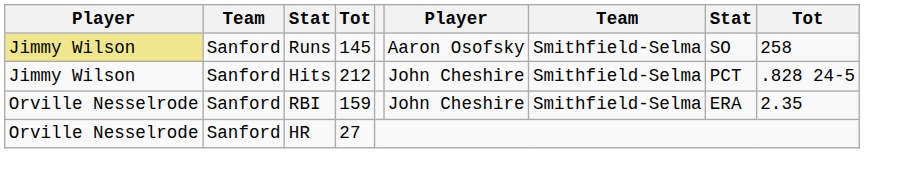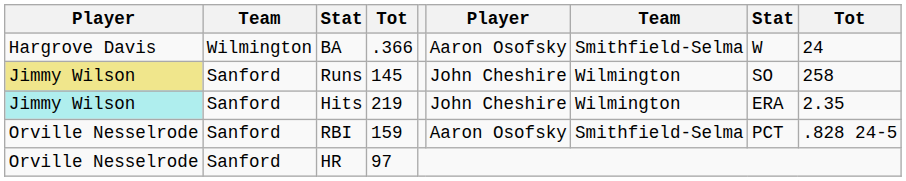+ row: (331, 48)
(456, 48) Aaron Osofsky -> (498, 76) John Cheshire
(617, 48) Smithfield-Selma -> (628, 76) Wilmington
(72, 76) no background -> (72, 105) paleturquoise background
(355, 76) 212 -> (387, 105) 219
(617, 76) Smithfield-Selma -> (628, 105) Wilmington
(726, 76) PCT -> (768, 105) ERA
(808, 76) .828 24-5 -> (824, 105) 2.35
(456, 105) John Cheshire -> (498, 133) Aaron Osofsky
(726, 105) ERA -> (768, 133) PCT
(781, 105) 2.35 -> (850, 133) .828 24-5
(350, 133) 27 -> (382, 162) 97
